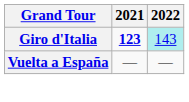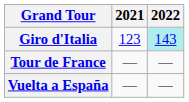(130, 39) bold -> (130, 39) normal
+ row: (58, 62)
